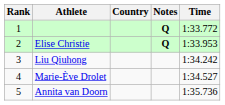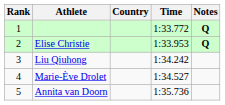columns swapped: (200, 12) <-> (165, 12)
